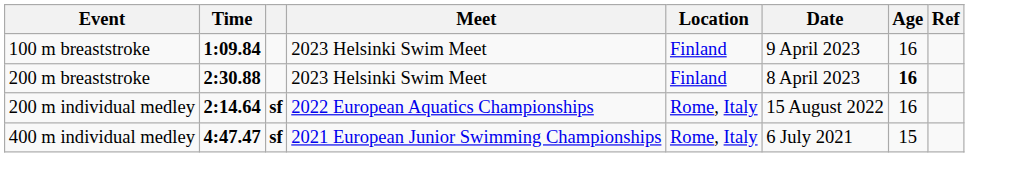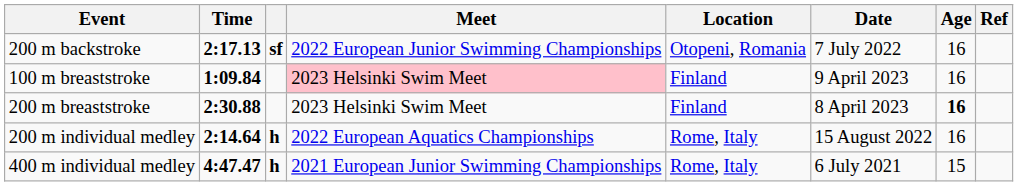+ row: (75, 48)
(389, 48) no background -> (389, 78) pink background
(276, 107) sf -> (274, 136) h
(276, 136) sf -> (274, 166) h
